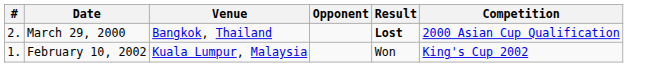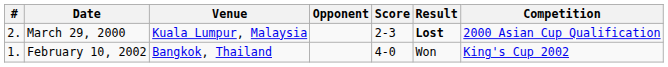+ column: (392, 14)
(212, 33) Bangkok, Thailand -> (230, 33) Kuala Lumpur, Malaysia
(230, 52) Kuala Lumpur, Malaysia -> (212, 52) Bangkok, Thailand
